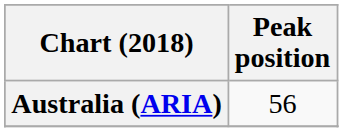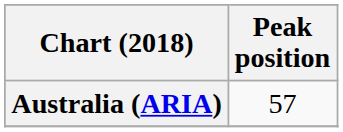(282, 103) 56 -> (282, 103) 57
